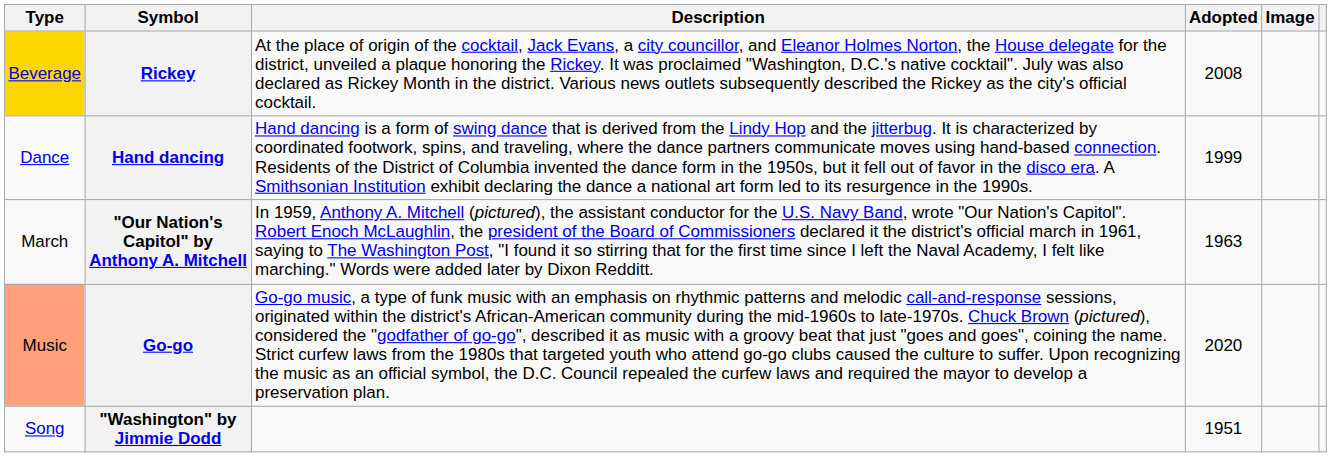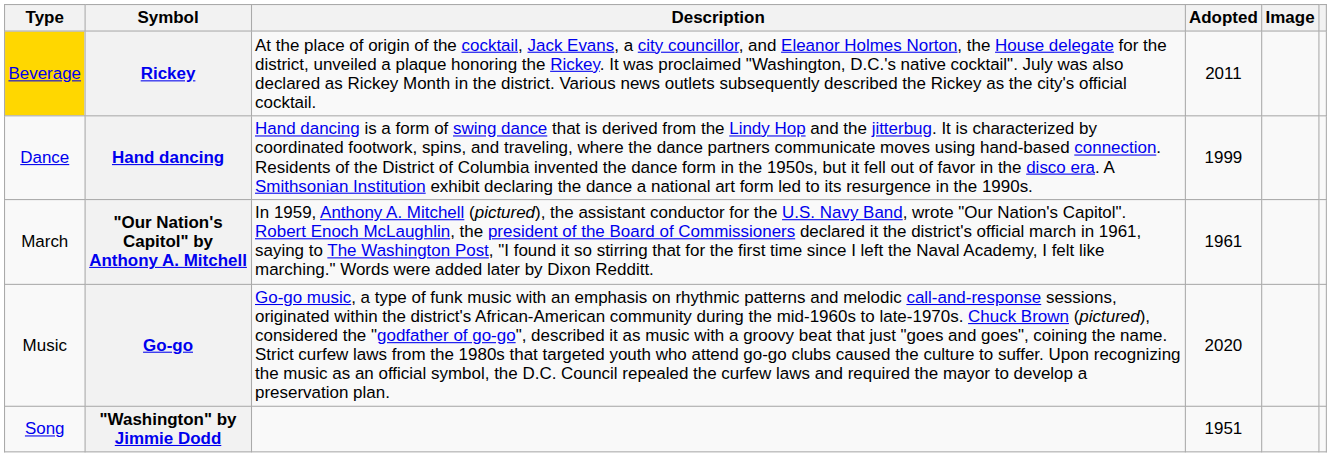(1223, 73) 2008 -> (1223, 73) 2011
(1223, 241) 1963 -> (1223, 241) 1961
(45, 344) lightsalmon background -> (45, 344) no background
